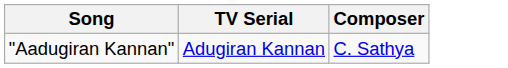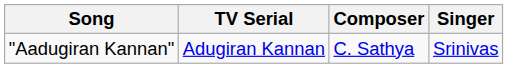+ column: (466, 19)
